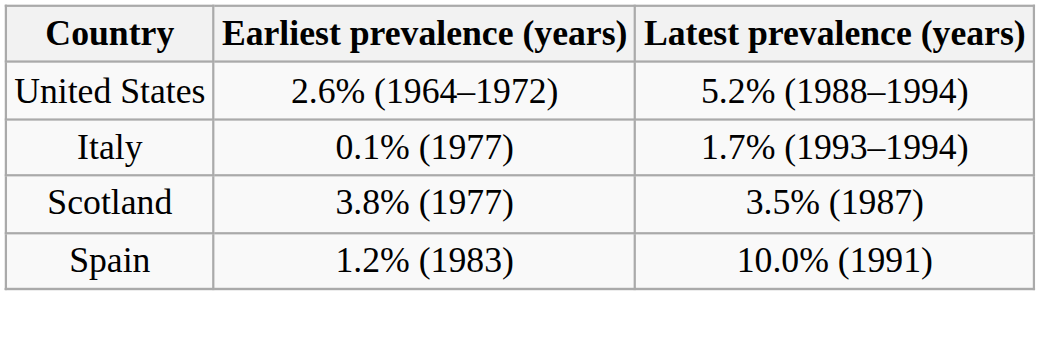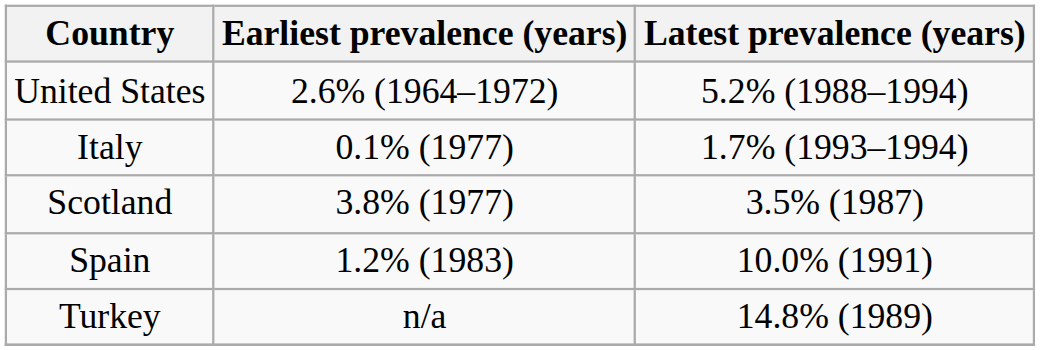+ row: (110, 316)
